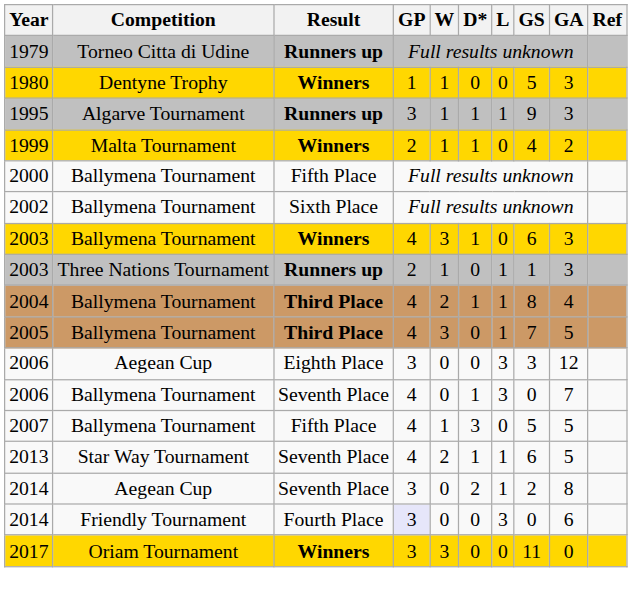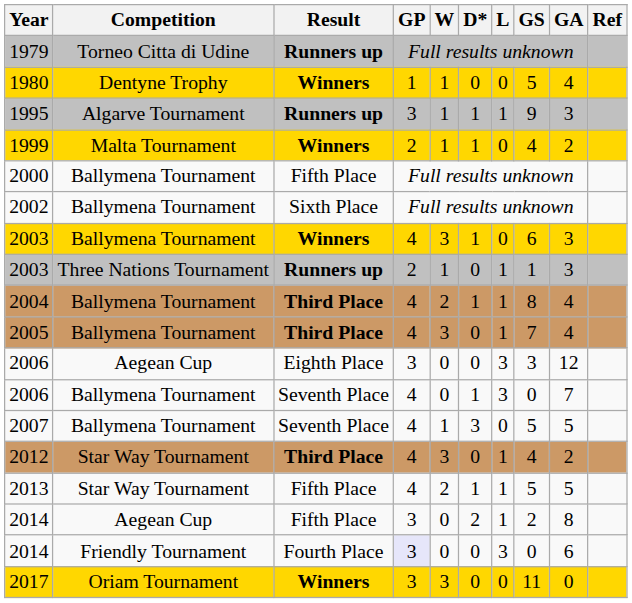(569, 82) 3 -> (569, 82) 4
(569, 332) 5 -> (569, 332) 4
(334, 425) Fifth Place -> (334, 425) Seventh Place
+ row: (29, 457)
(334, 457) Seventh Place -> (334, 488) Fifth Place
(532, 457) 6 -> (532, 488) 5
(334, 488) Seventh Place -> (334, 519) Fifth Place
